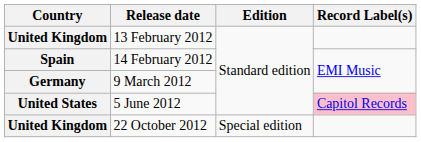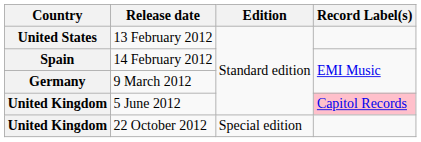(57, 37) United Kingdom -> (57, 37) United States
(57, 103) United States -> (57, 103) United Kingdom
